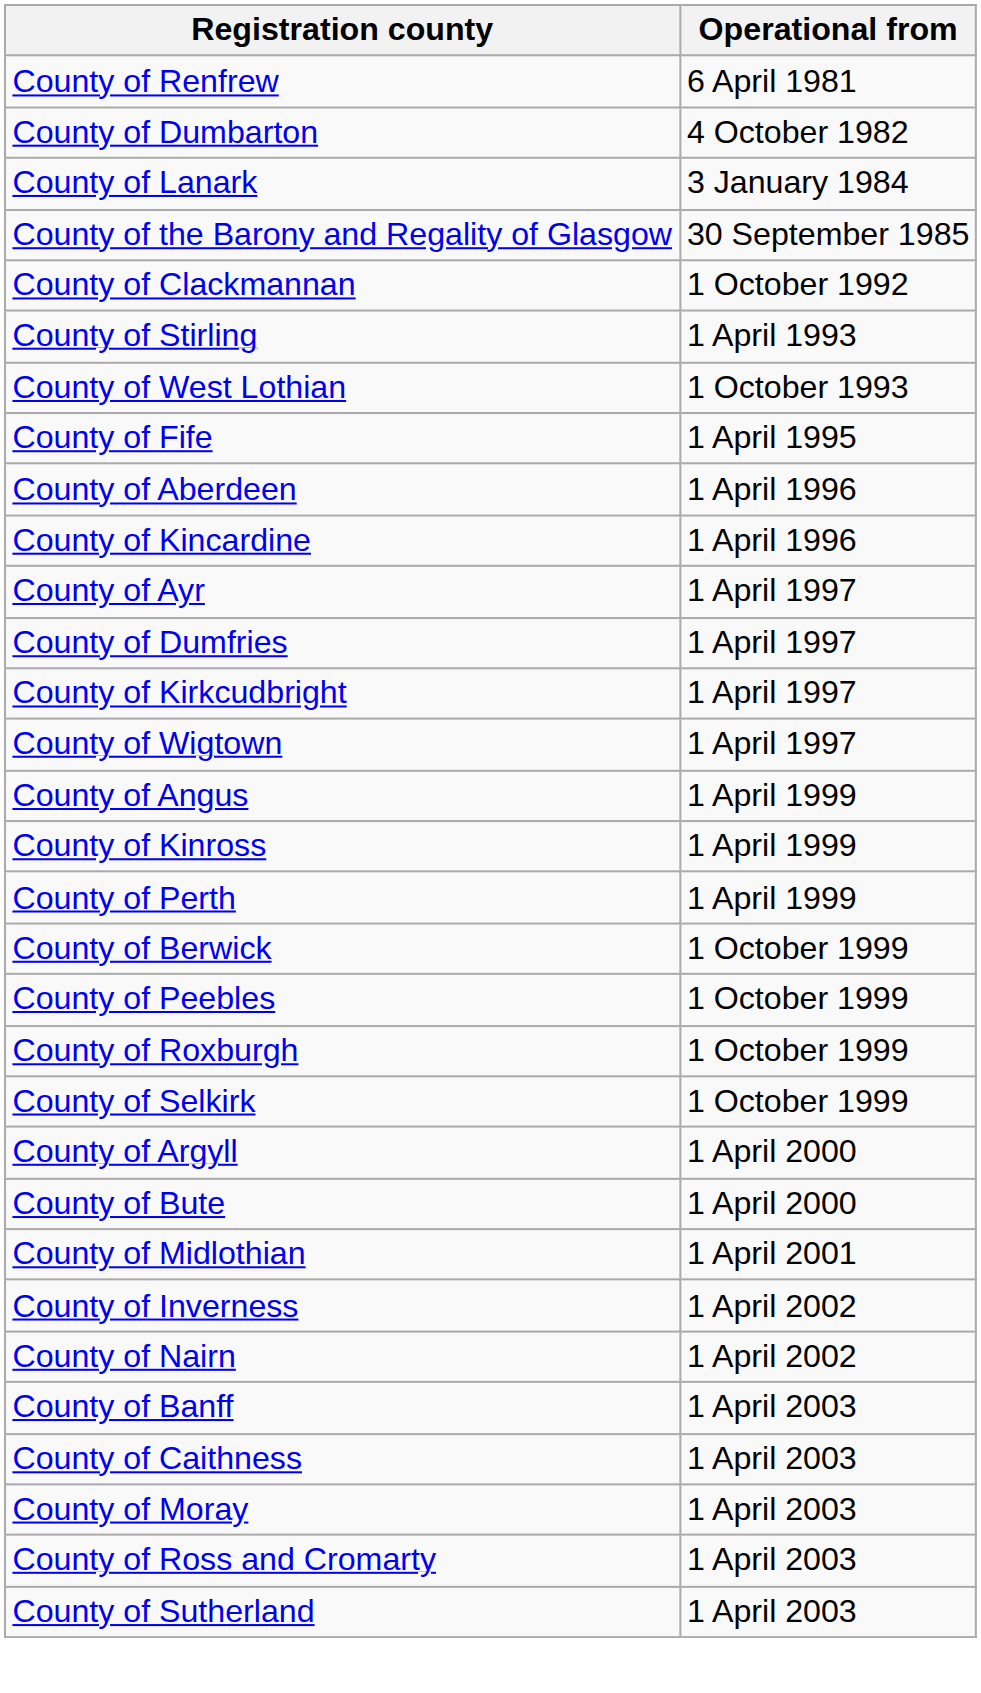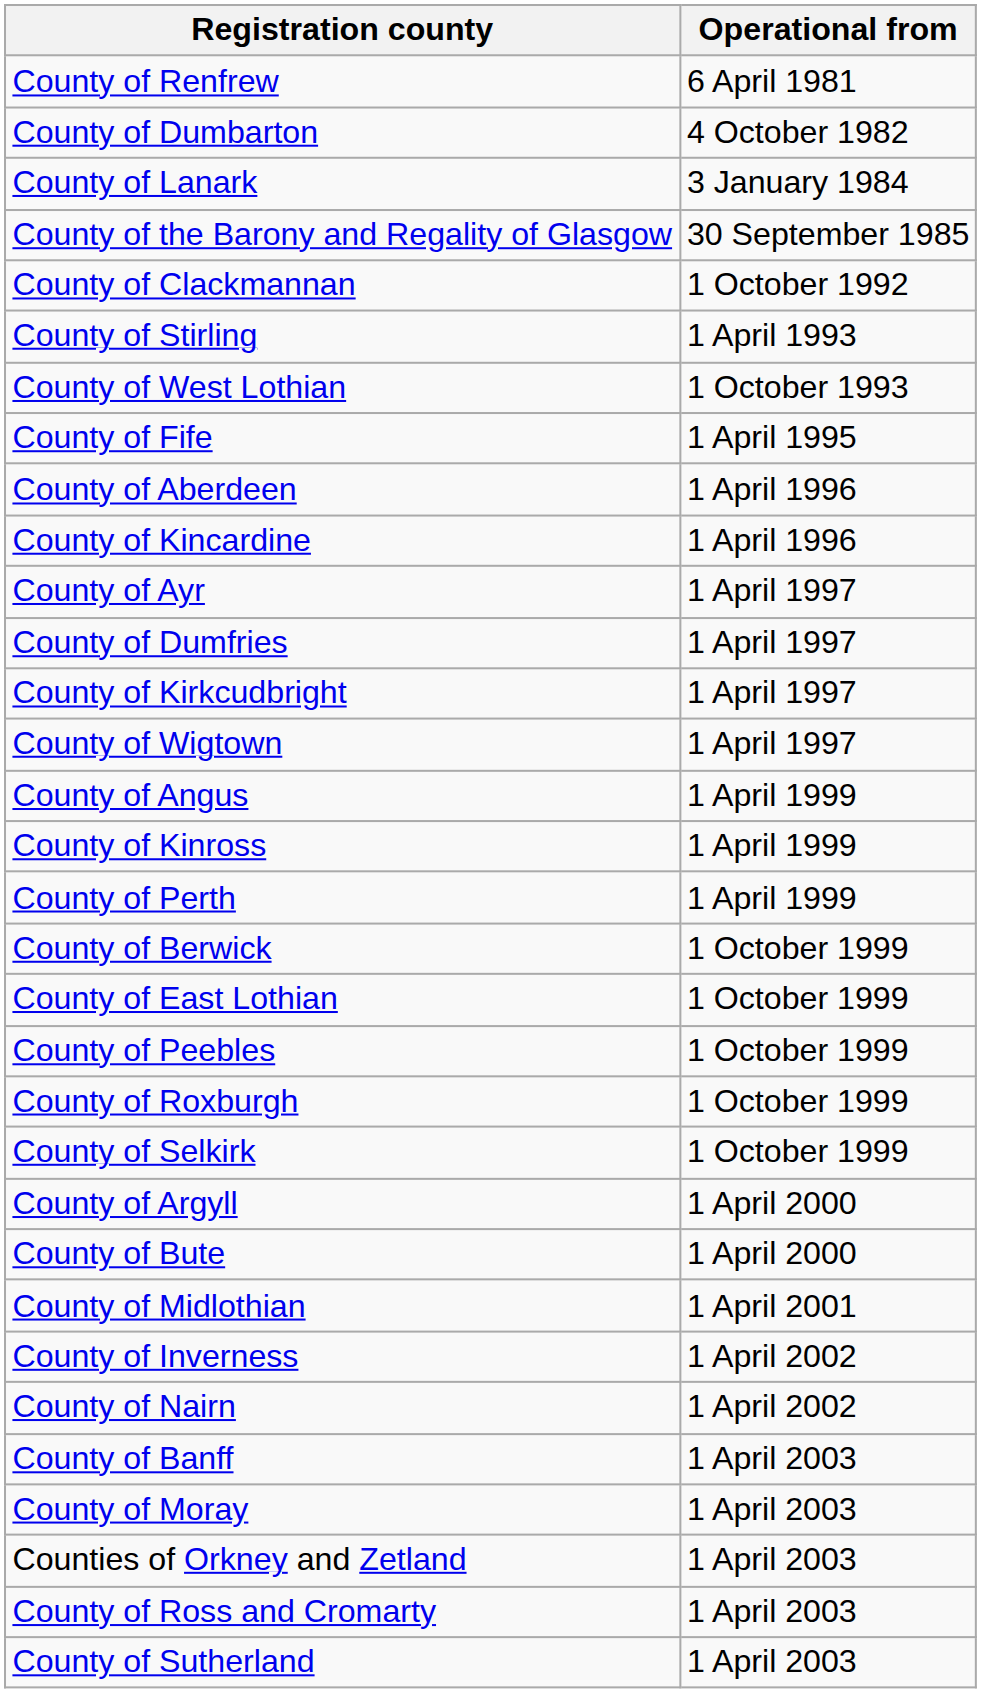+ row: (175, 999)
- row: (157, 1458)
+ row: (239, 1560)
